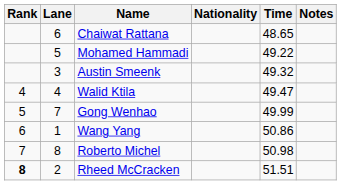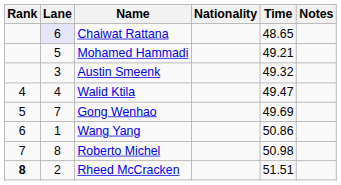(57, 33) no background -> (57, 33) lavender background
(278, 53) 49.22 -> (278, 53) 49.21
(278, 111) 49.99 -> (278, 111) 49.69
